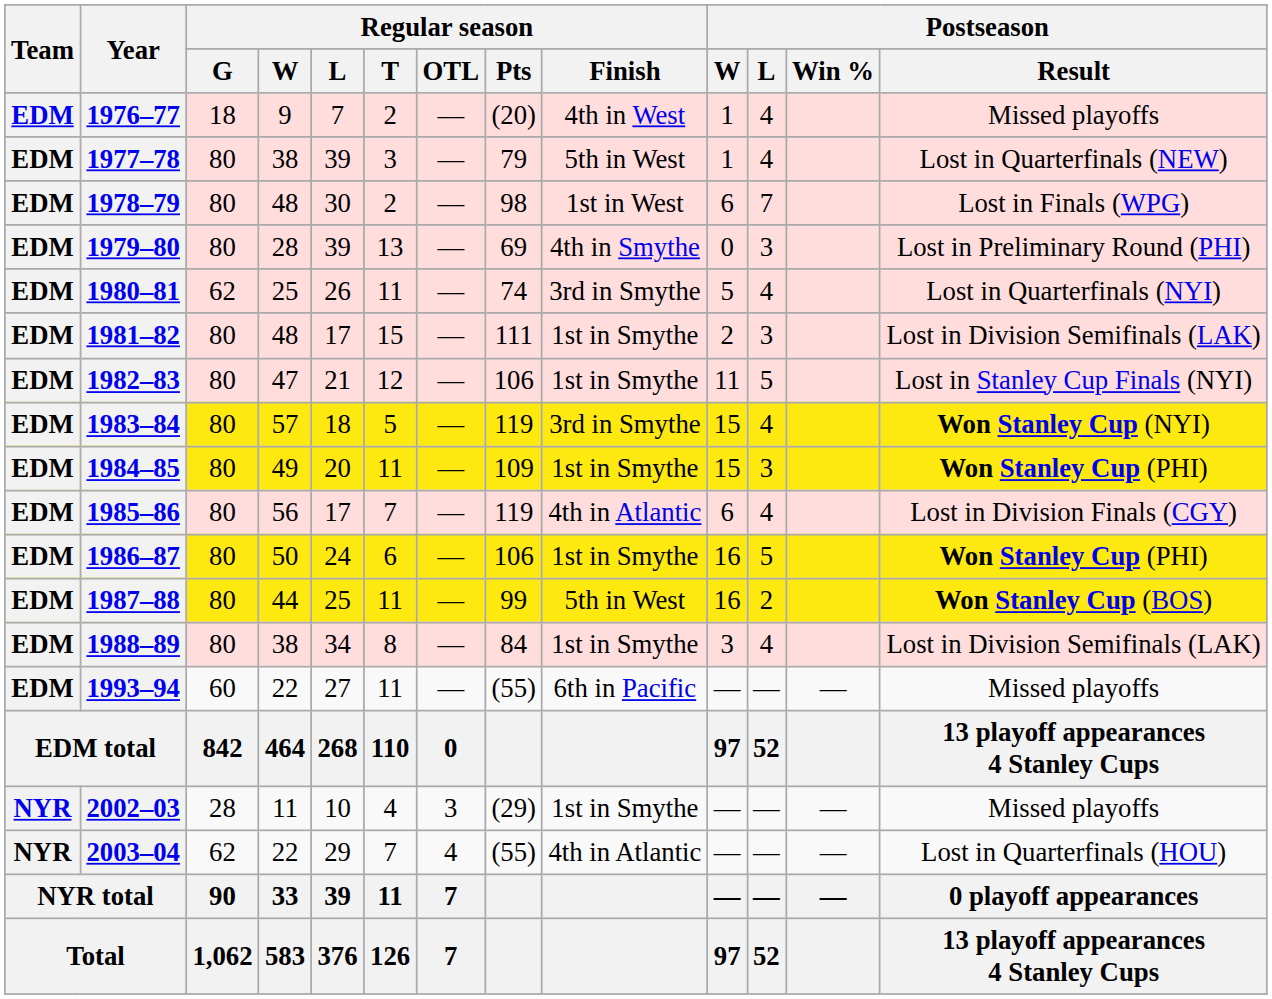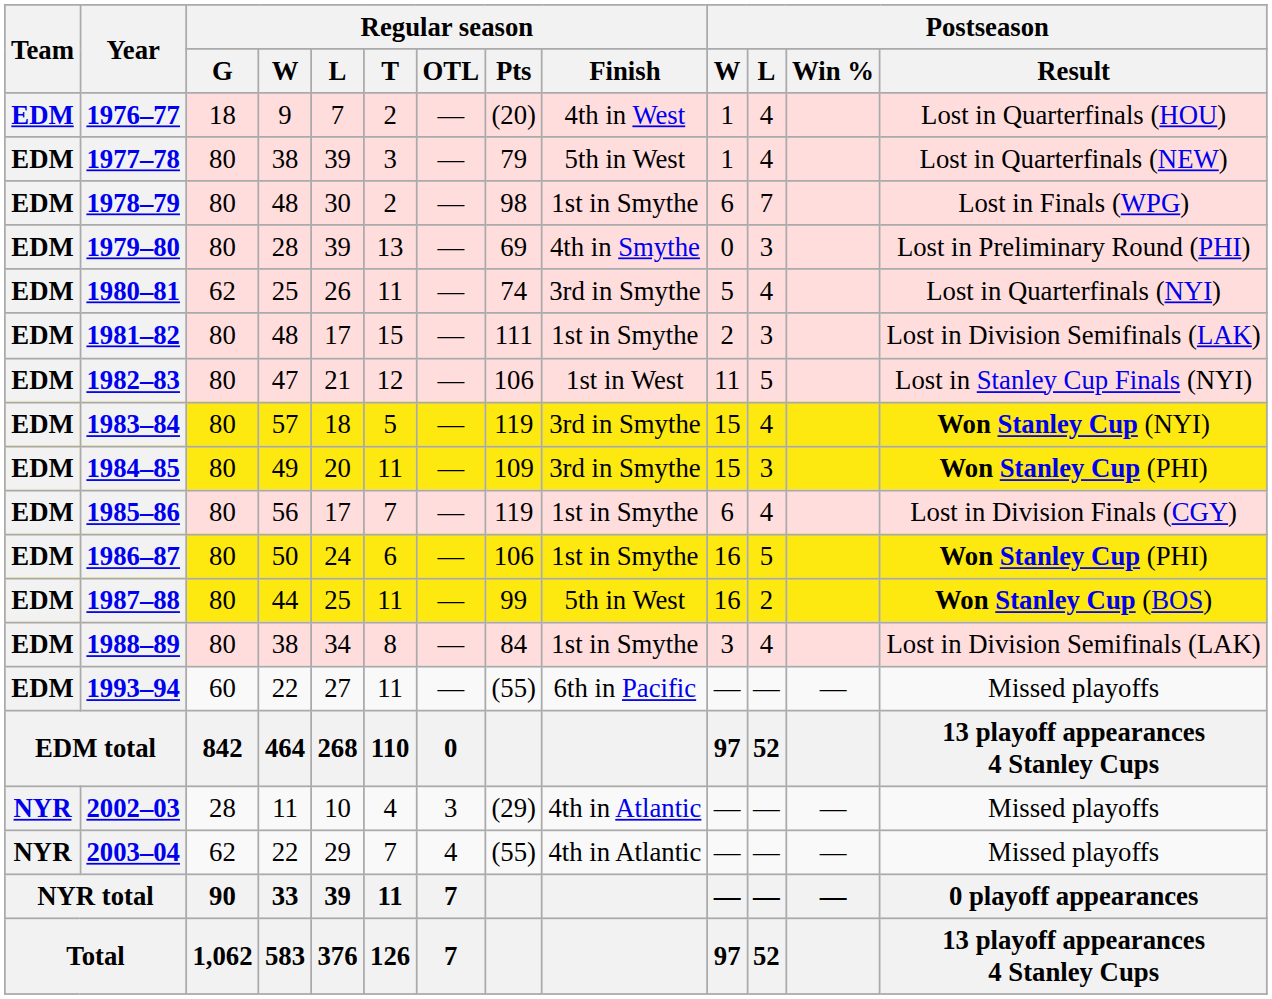(1074, 114) Missed playoffs -> (1074, 114) Lost in Quarterfinals (HOU)
(625, 203) 1st in West -> (625, 203) 1st in Smythe
(625, 379) 1st in Smythe -> (625, 379) 1st in West
(625, 467) 1st in Smythe -> (625, 467) 3rd in Smythe
(625, 511) 4th in Atlantic -> (625, 511) 1st in Smythe
(625, 808) 1st in Smythe -> (625, 808) 4th in Atlantic
(1074, 852) Lost in Quarterfinals (HOU) -> (1074, 852) Missed playoffs
